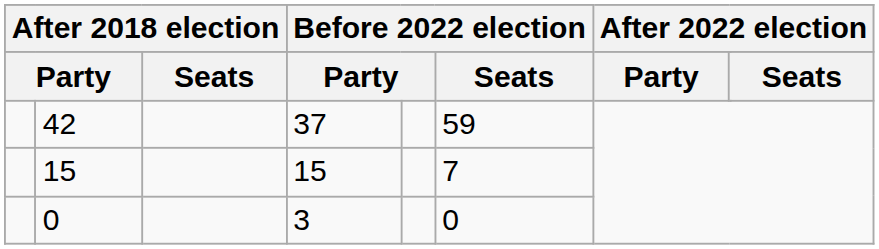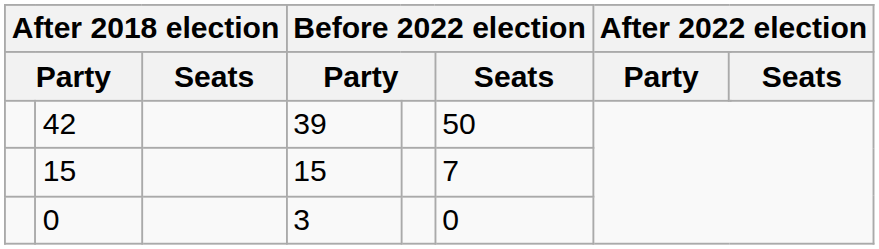(310, 123) 37 -> (310, 123) 39
(459, 123) 59 -> (459, 123) 50
